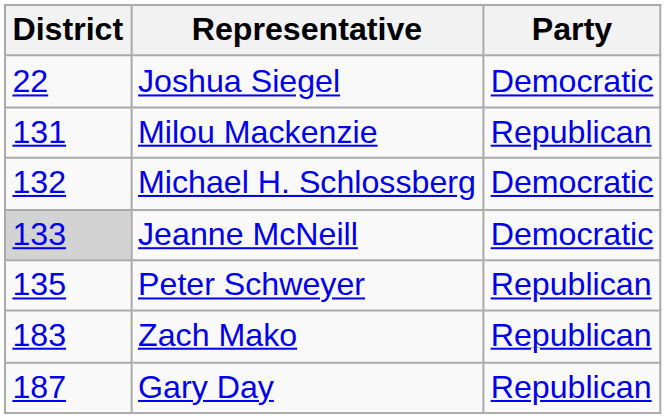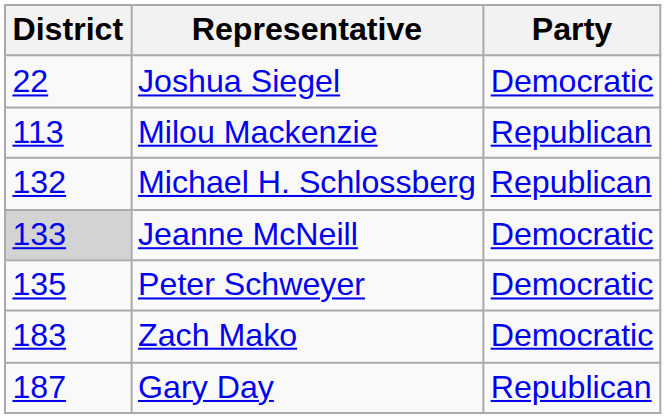(39, 132) 131 -> (38, 132) 113
(572, 183) Democratic -> (571, 183) Republican
(571, 285) Republican -> (572, 285) Democratic
(571, 336) Republican -> (572, 336) Democratic
